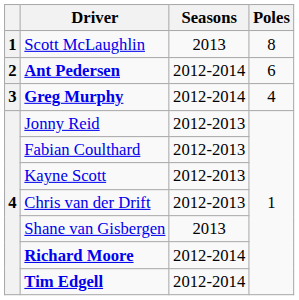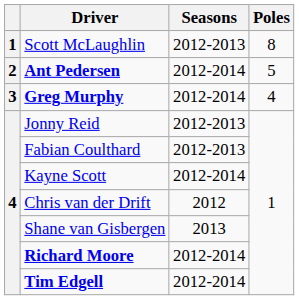(209, 44) 2013 -> (209, 44) 2012-2013
(271, 70) 6 -> (271, 70) 5
(209, 176) 2012-2013 -> (209, 176) 2012-2014
(209, 202) 2012-2013 -> (209, 202) 2012
